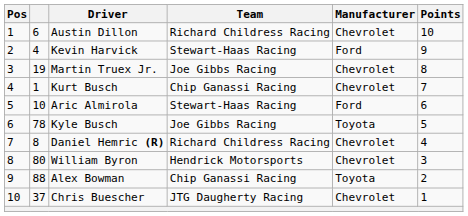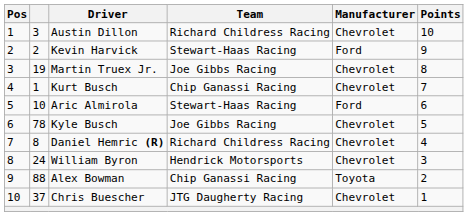(36, 32) 6 -> (36, 32) 3
(36, 50) 4 -> (36, 50) 2
(355, 123) Toyota -> (365, 123) Chevrolet
(39, 160) 80 -> (39, 160) 24
